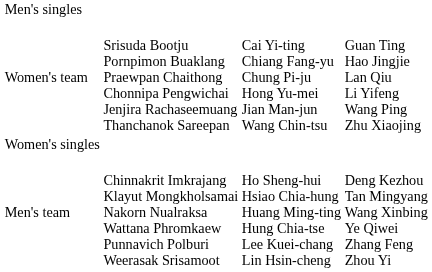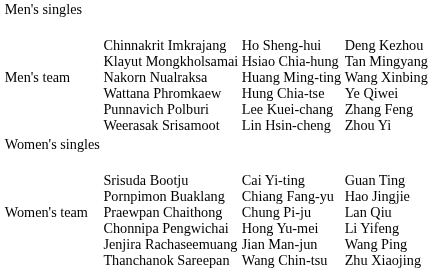rows swapped: (37, 212) <-> (46, 77)
